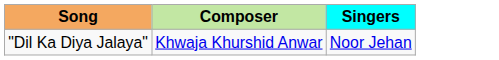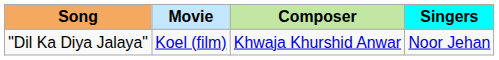+ column: (191, 17)
